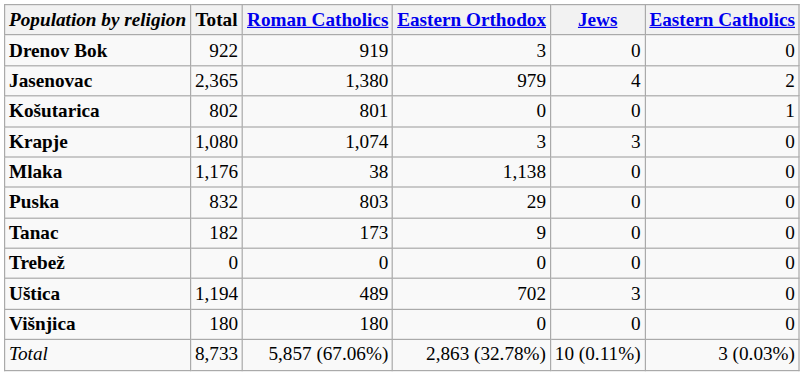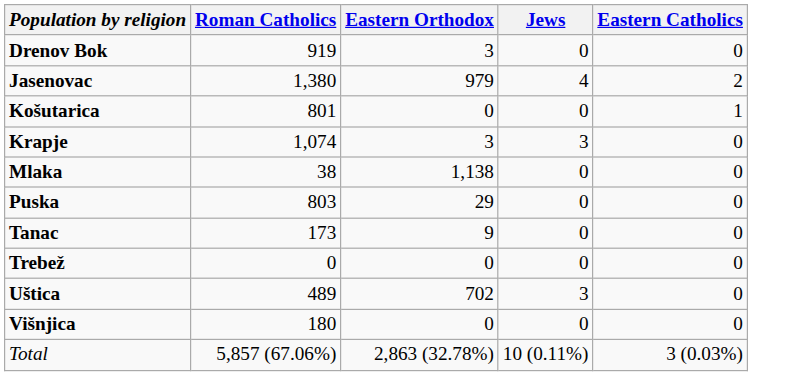- column: (217, 19)
